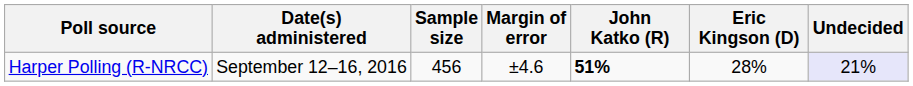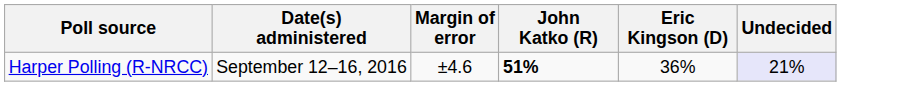- column: (447, 28)
(749, 66) 28% -> (678, 66) 36%
